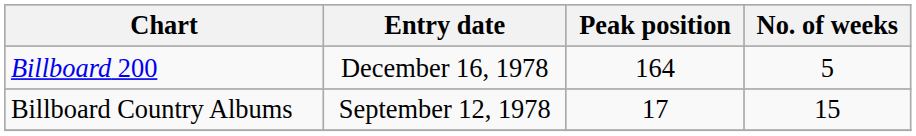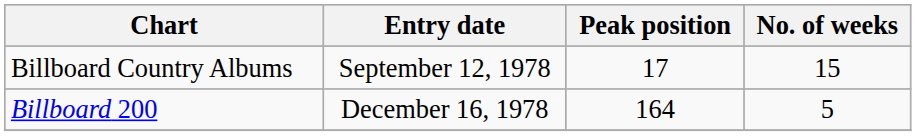rows swapped: (152, 109) <-> (84, 67)
